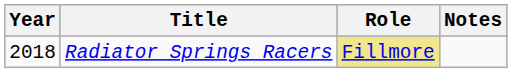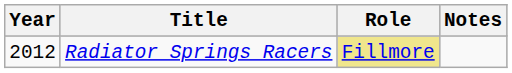(33, 52) 2018 -> (33, 52) 2012
